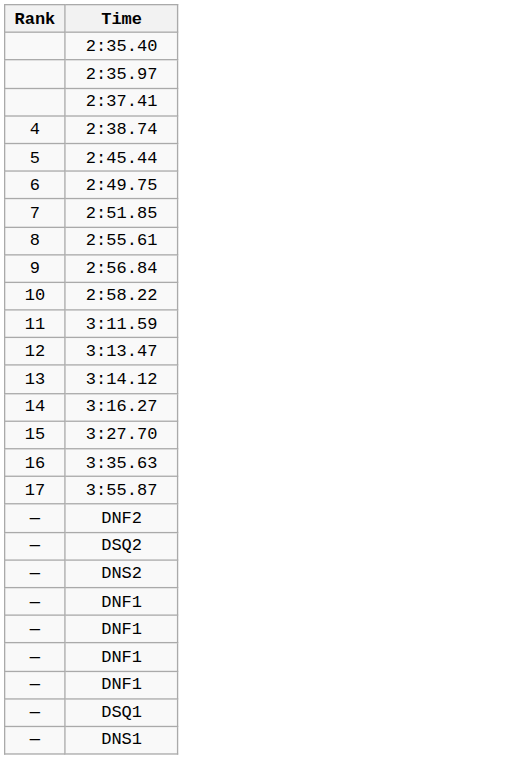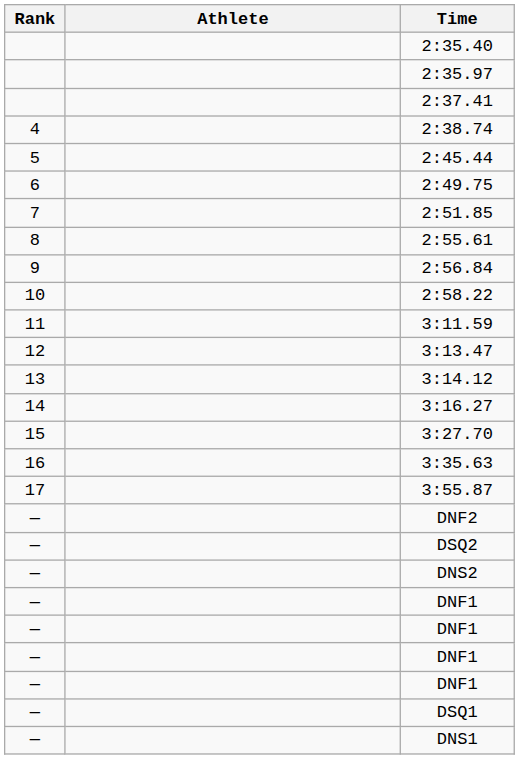+ column: (233, 19)
